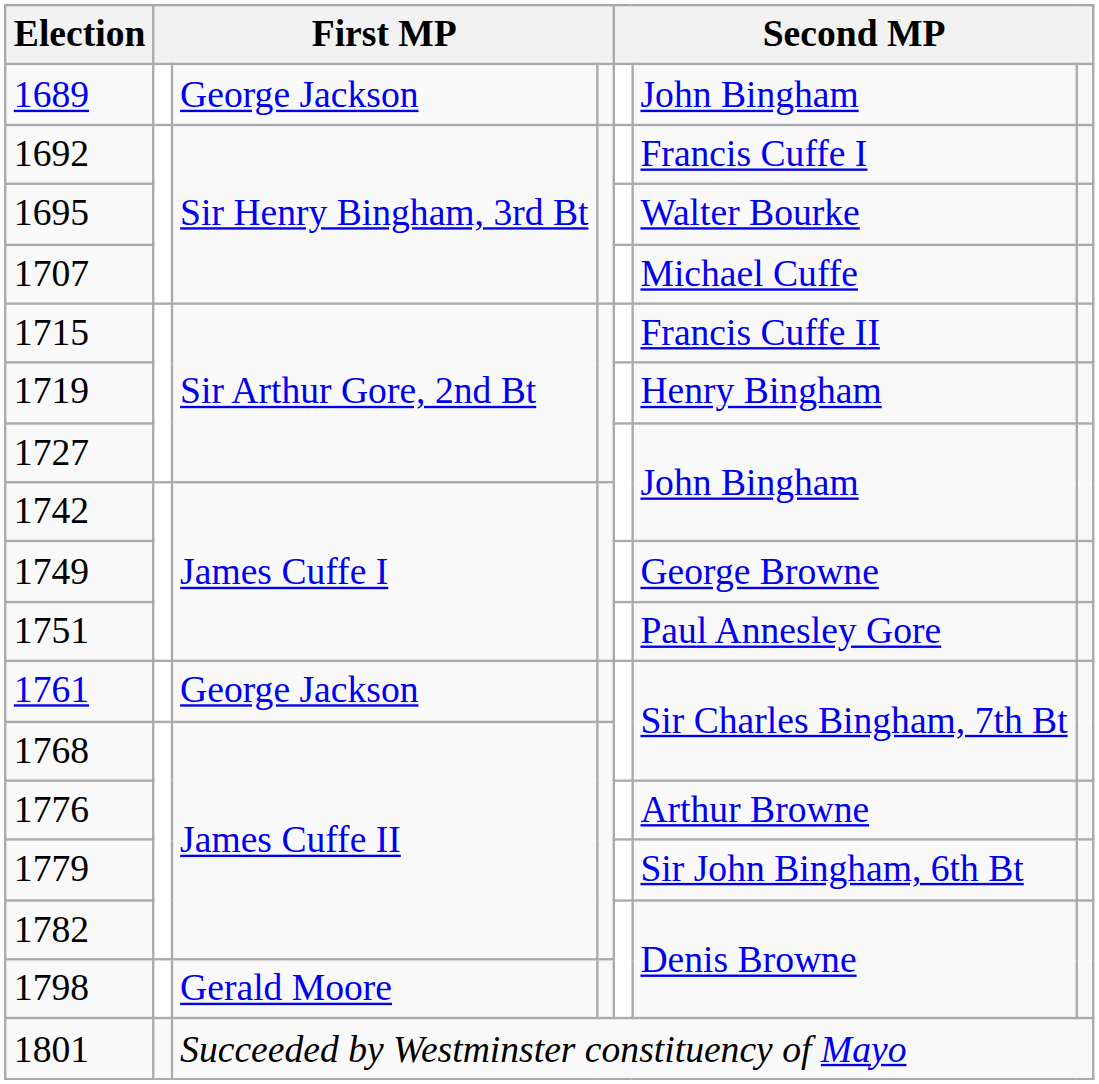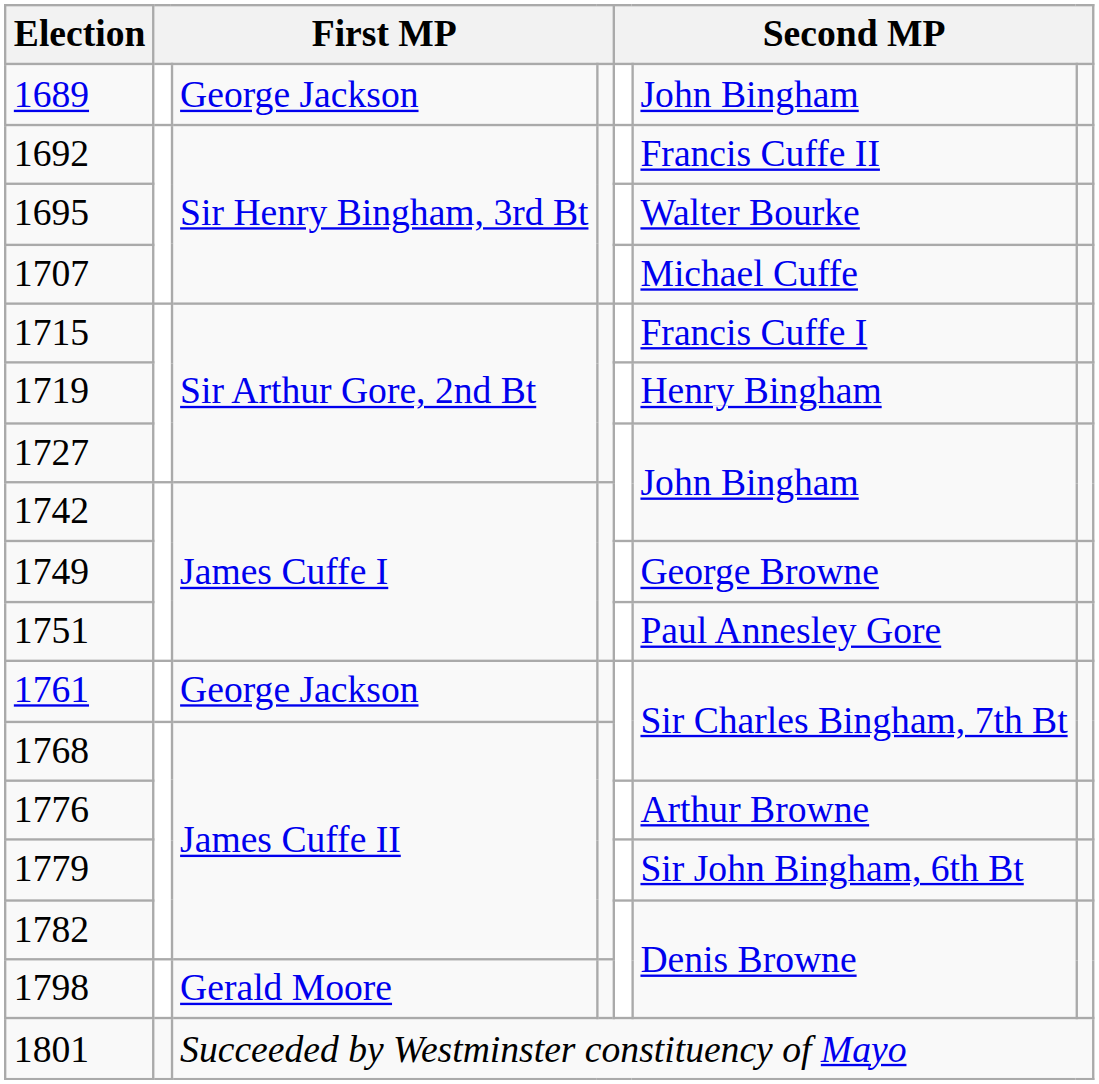(754, 153) Francis Cuffe I -> (760, 153) Francis Cuffe II
(760, 332) Francis Cuffe II -> (754, 332) Francis Cuffe I
